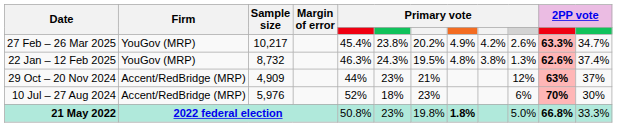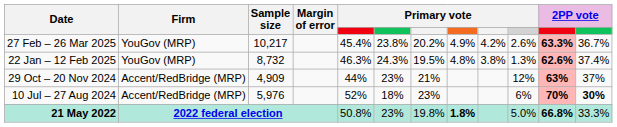(594, 43) 34.7% -> (594, 43) 36.7%
(594, 96) normal -> (594, 96) bold
